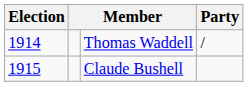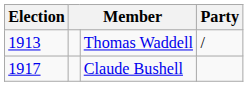(24, 42) 1914 -> (24, 42) 1913
(24, 68) 1915 -> (24, 68) 1917
